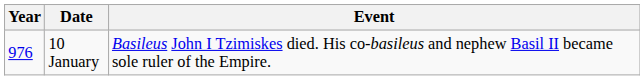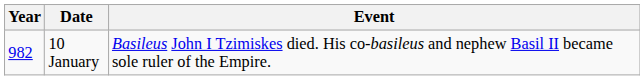(21, 52) 976 -> (21, 52) 982
